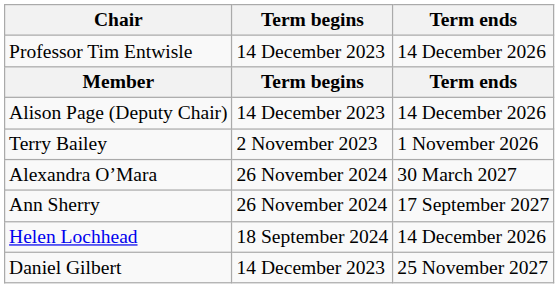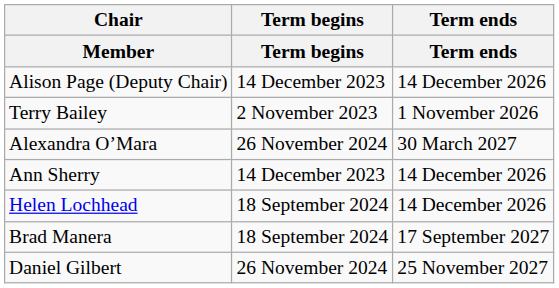- row: (101, 50)
(312, 205) 26 November 2024 -> (311, 174) 14 December 2023
(473, 205) 17 September 2027 -> (472, 174) 14 December 2026
+ row: (60, 236)
(311, 267) 14 December 2023 -> (312, 267) 26 November 2024
